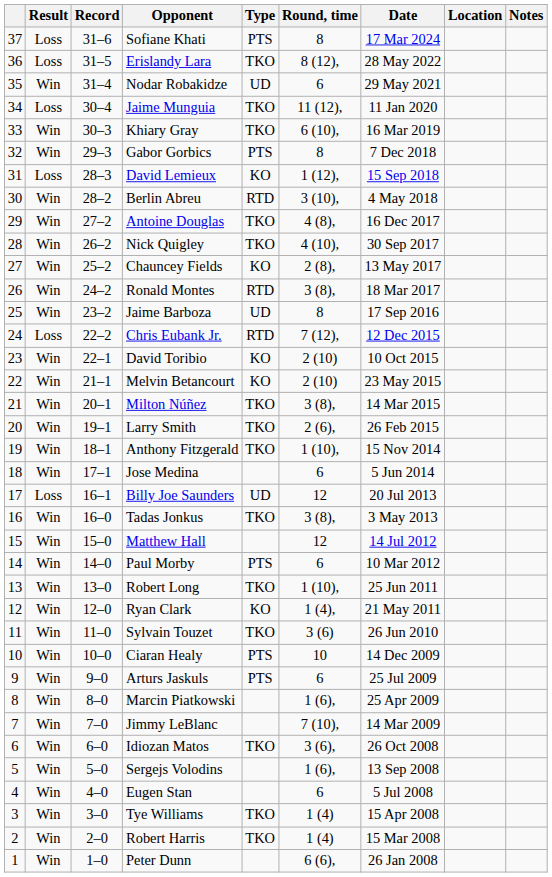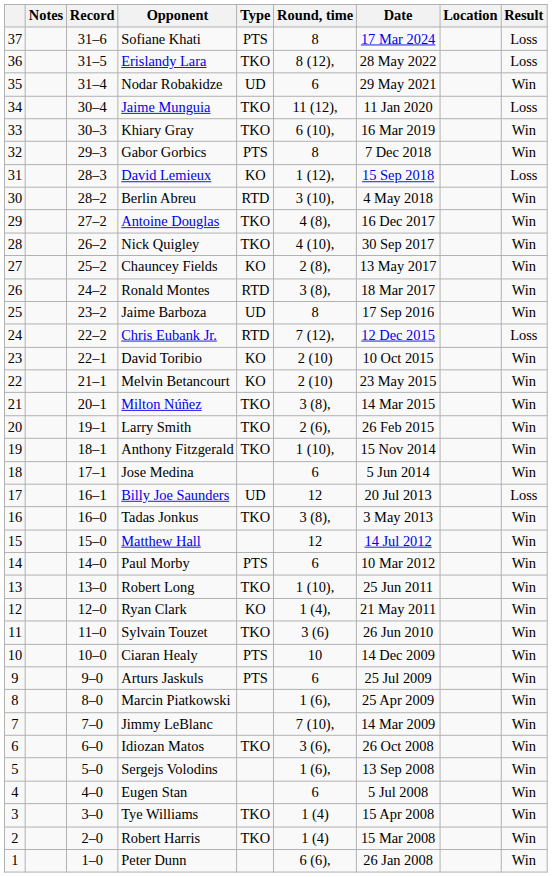columns swapped: (48, 15) <-> (526, 15)
